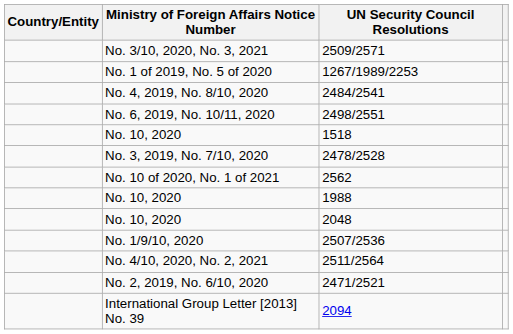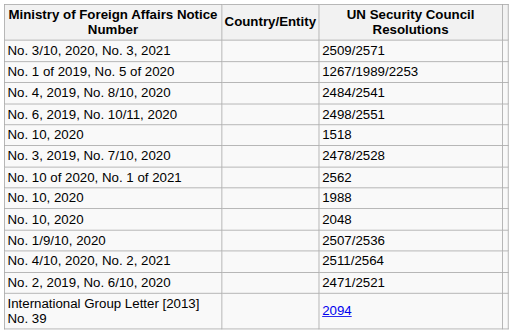columns swapped: (53, 22) <-> (211, 22)
